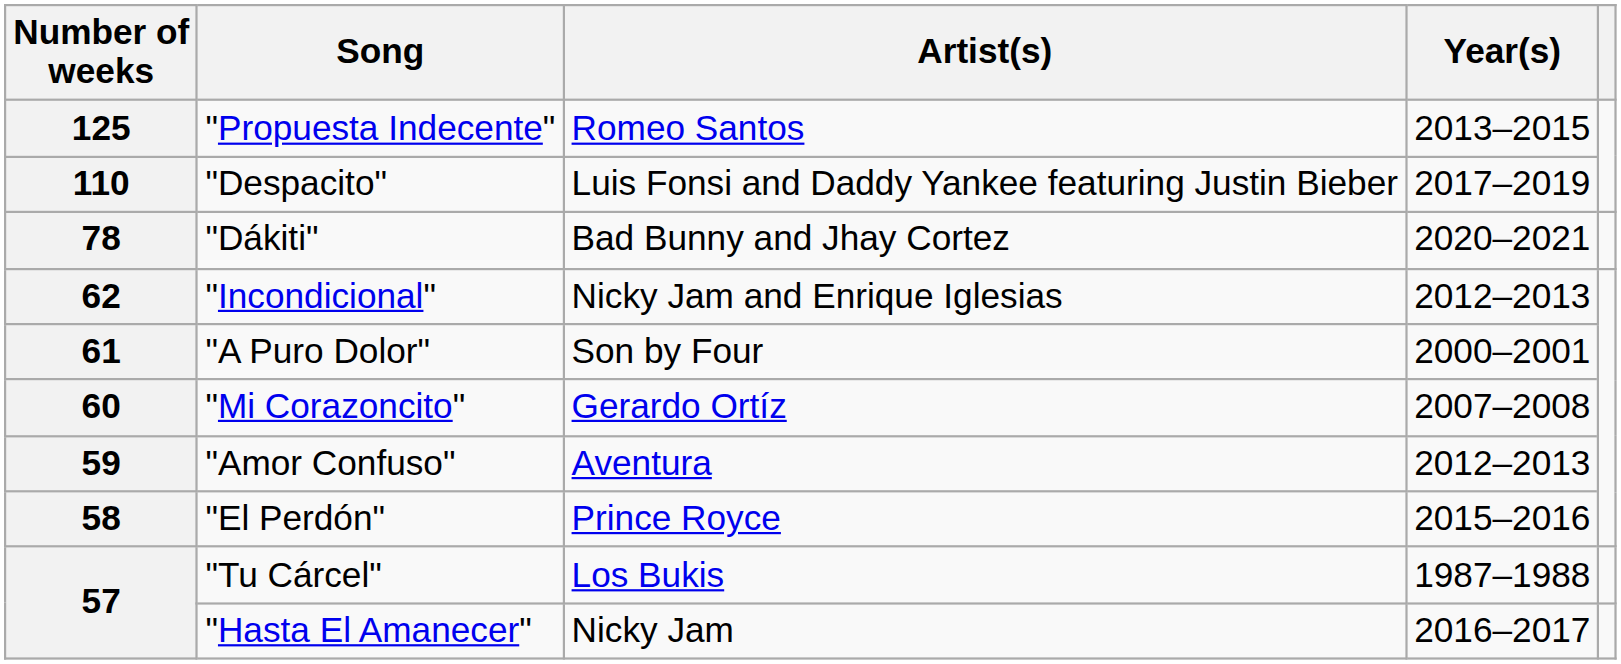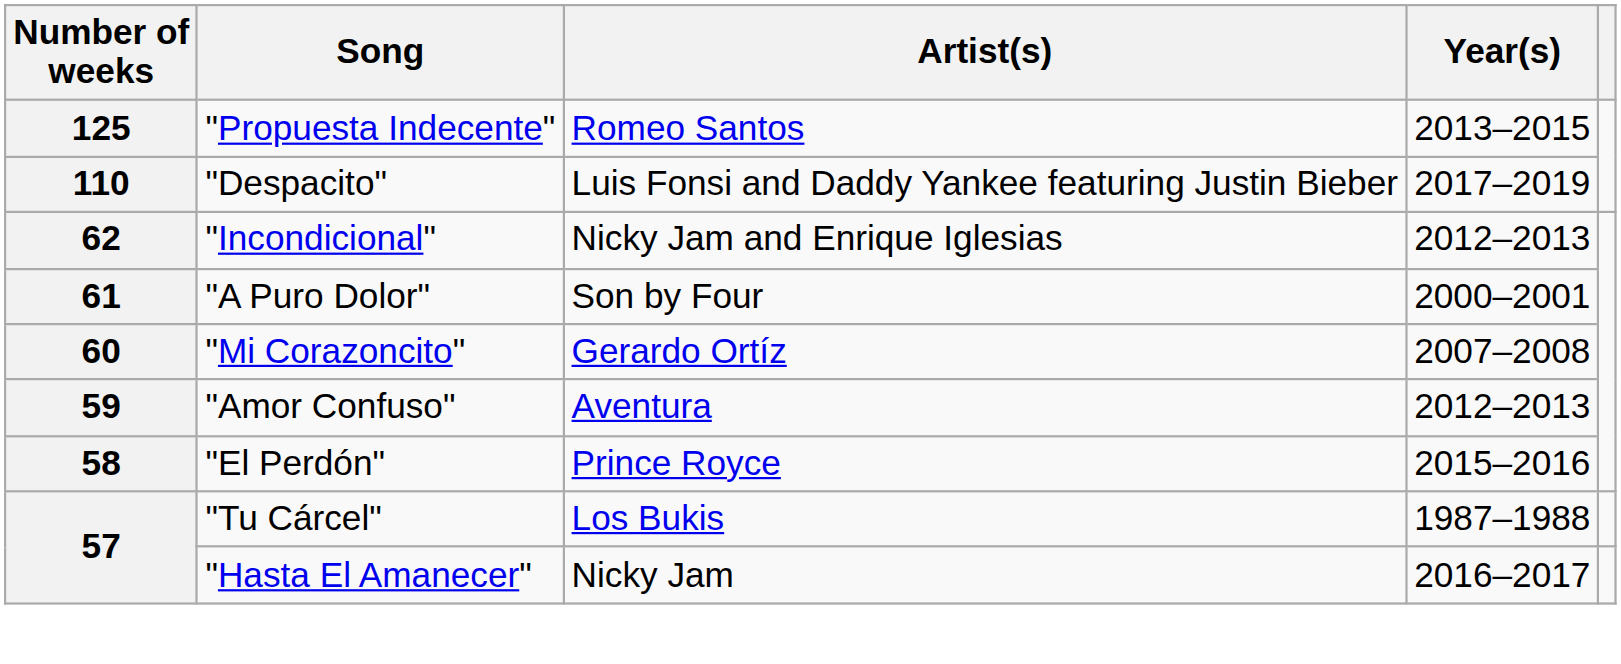- row: (101, 239)
